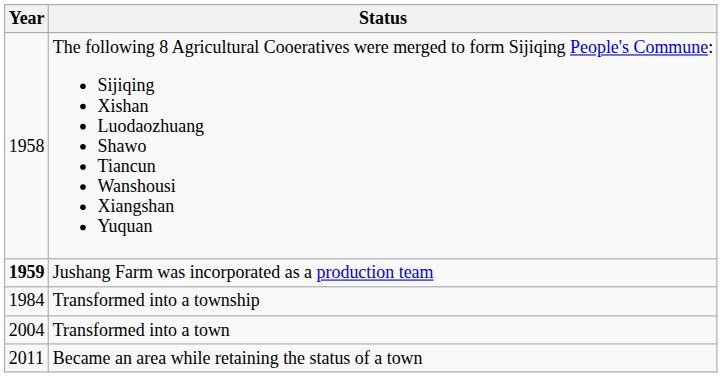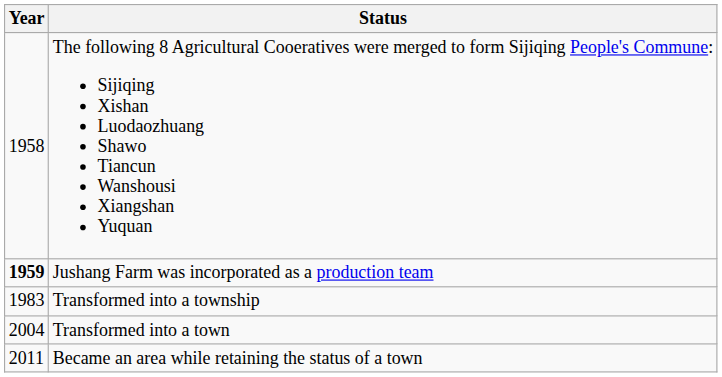(27, 301) 1984 -> (27, 301) 1983
